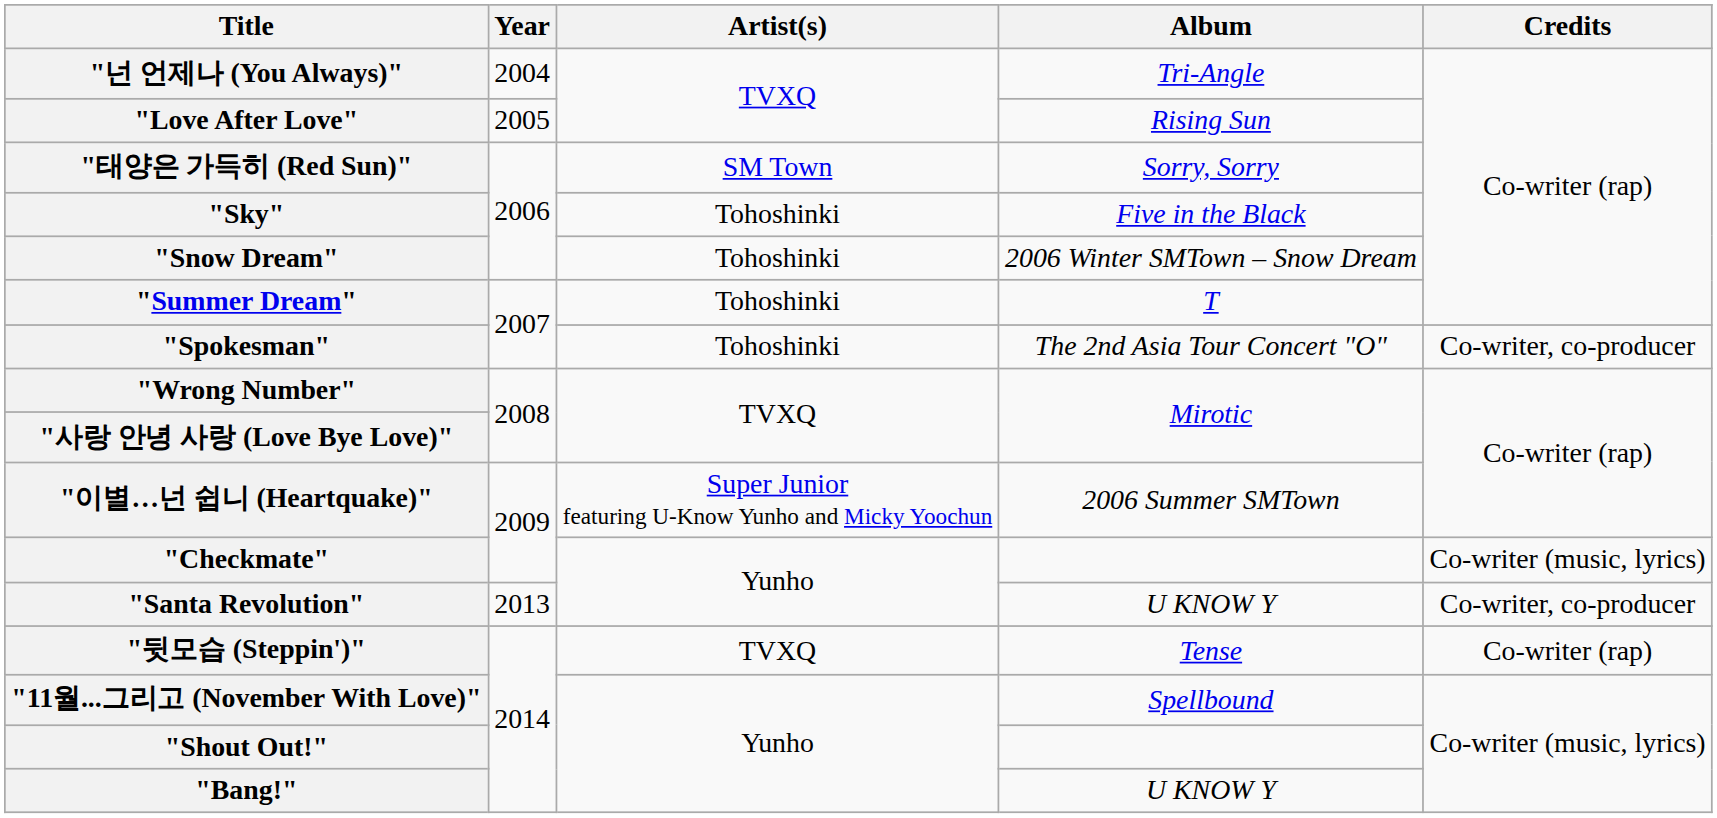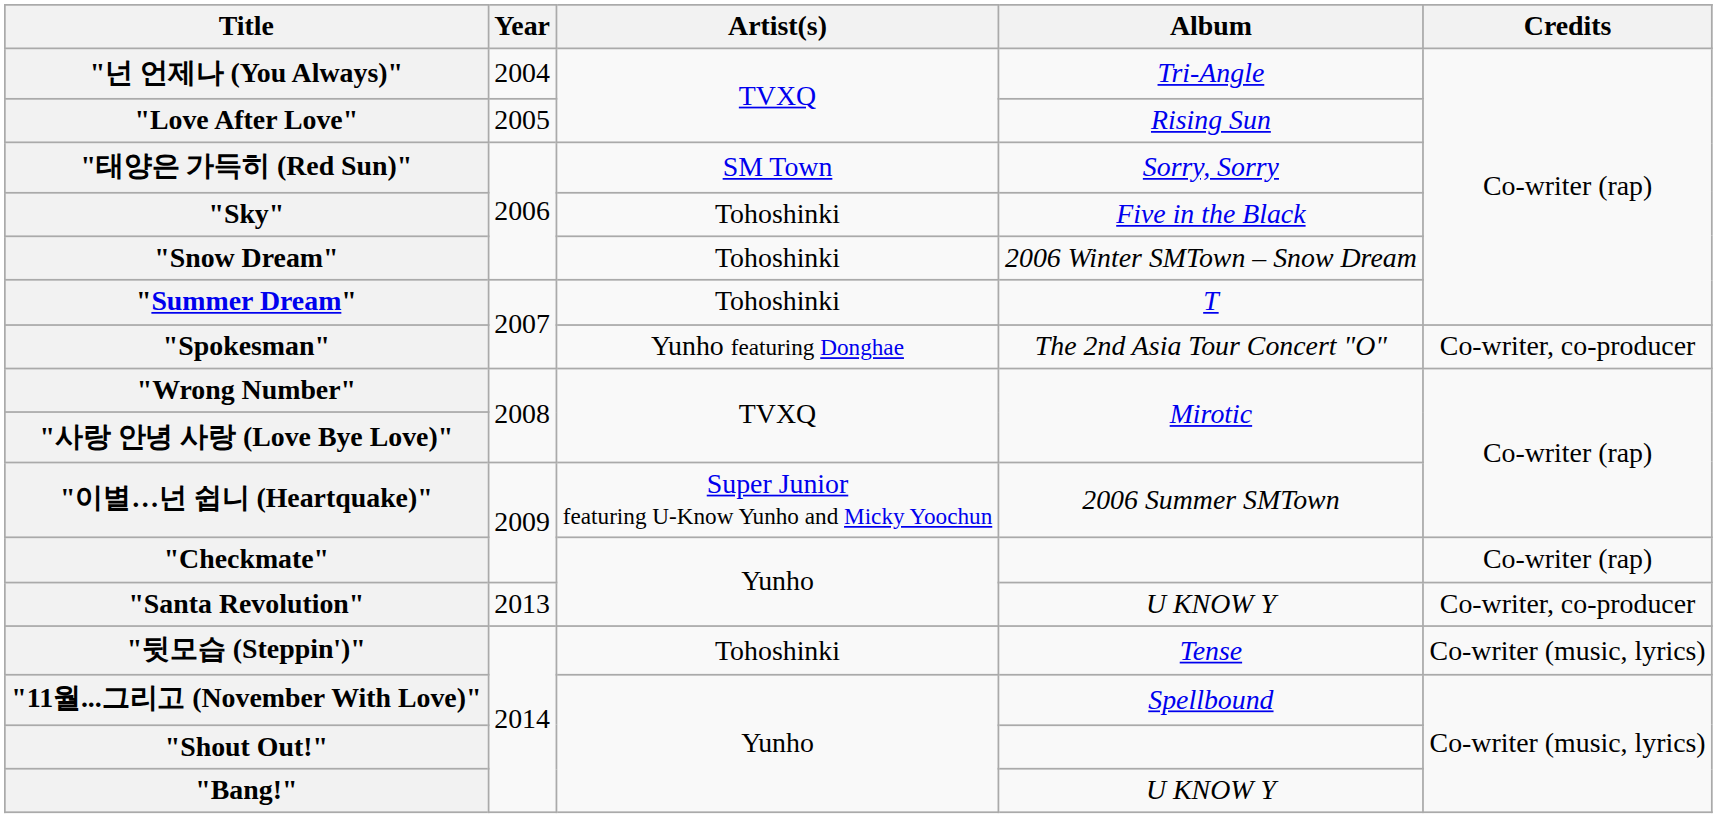(778, 346) Tohoshinki -> (777, 346) Yunho featuring Donghae
(1568, 559) Co-writer (music, lyrics) -> (1568, 559) Co-writer (rap)
(778, 650) TVXQ -> (778, 650) Tohoshinki
(1568, 650) Co-writer (rap) -> (1568, 650) Co-writer (music, lyrics)
